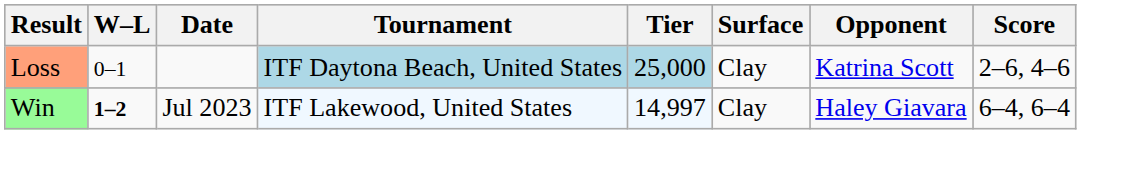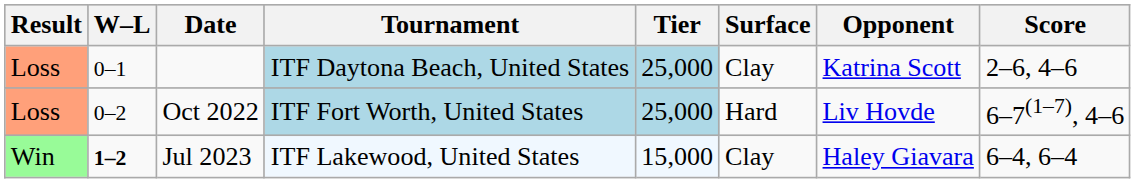+ row: (211, 111)
(670, 107) 14,997 -> (677, 156) 15,000
